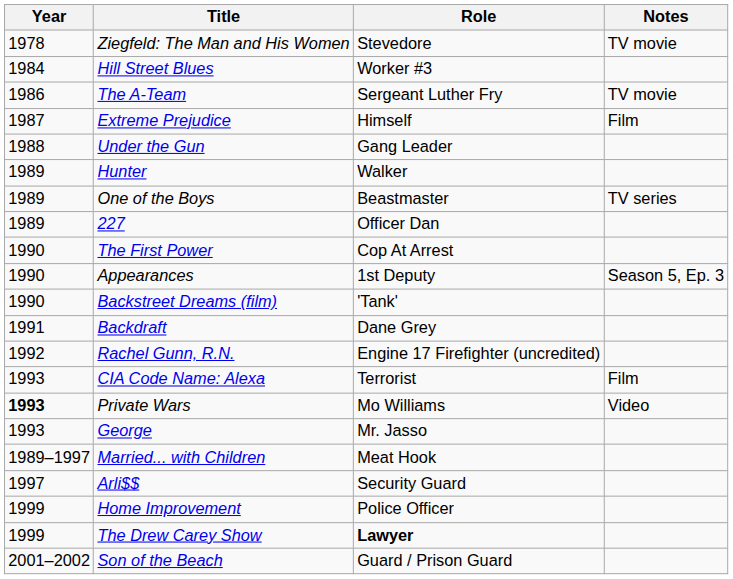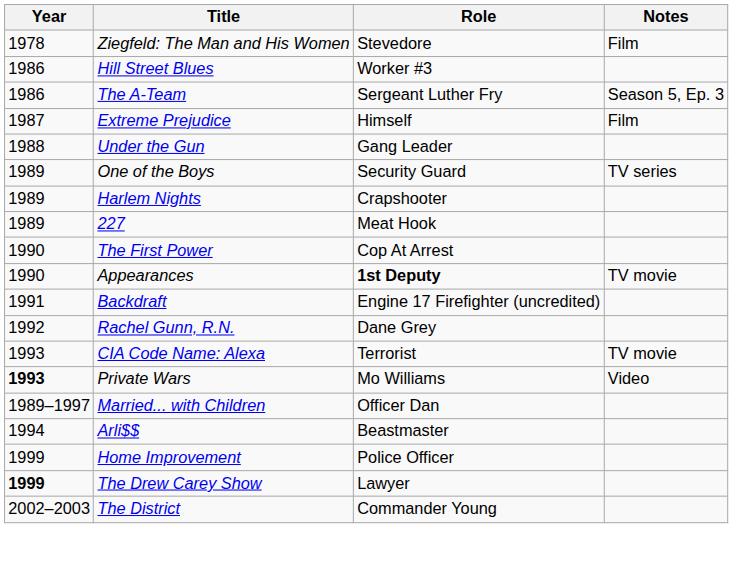(642, 43) TV movie -> (623, 43) Film
(26, 69) 1984 -> (26, 69) 1986
(642, 95) TV movie -> (666, 95) Season 5, Ep. 3
- row: (122, 172)
(403, 198) Beastmaster -> (412, 172) Security Guard
+ row: (149, 198)
(398, 224) Officer Dan -> (397, 224) Meat Hook
(396, 276) normal -> (399, 276) bold
(666, 276) Season 5, Ep. 3 -> (642, 276) TV movie
- row: (187, 302)
(397, 328) Dane Grey -> (479, 302) Engine 17 Firefighter (uncredited)
(479, 353) Engine 17 Firefighter (uncredited) -> (397, 328) Dane Grey
(623, 379) Film -> (642, 353) TV movie
- row: (125, 431)
(397, 457) Meat Hook -> (398, 405) Officer Dan
(26, 483) 1997 -> (26, 431) 1994
(412, 483) Security Guard -> (403, 431) Beastmaster
(26, 535) normal -> (26, 483) bold
(385, 535) bold -> (383, 483) normal
- row: (160, 560)
+ row: (139, 509)
